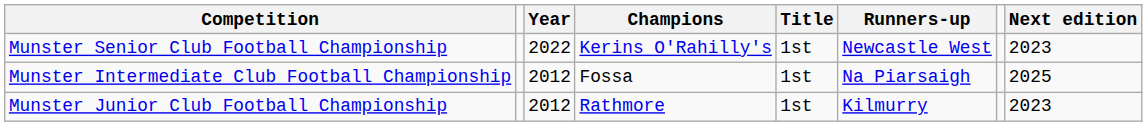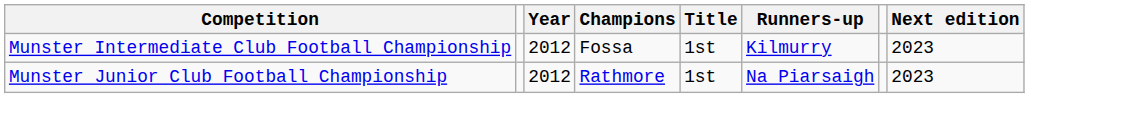- row: (228, 48)
(906, 77) Na Piarsaigh -> (789, 48) Kilmurry
(1030, 77) 2025 -> (913, 48) 2023
(885, 106) Kilmurry -> (810, 77) Na Piarsaigh
